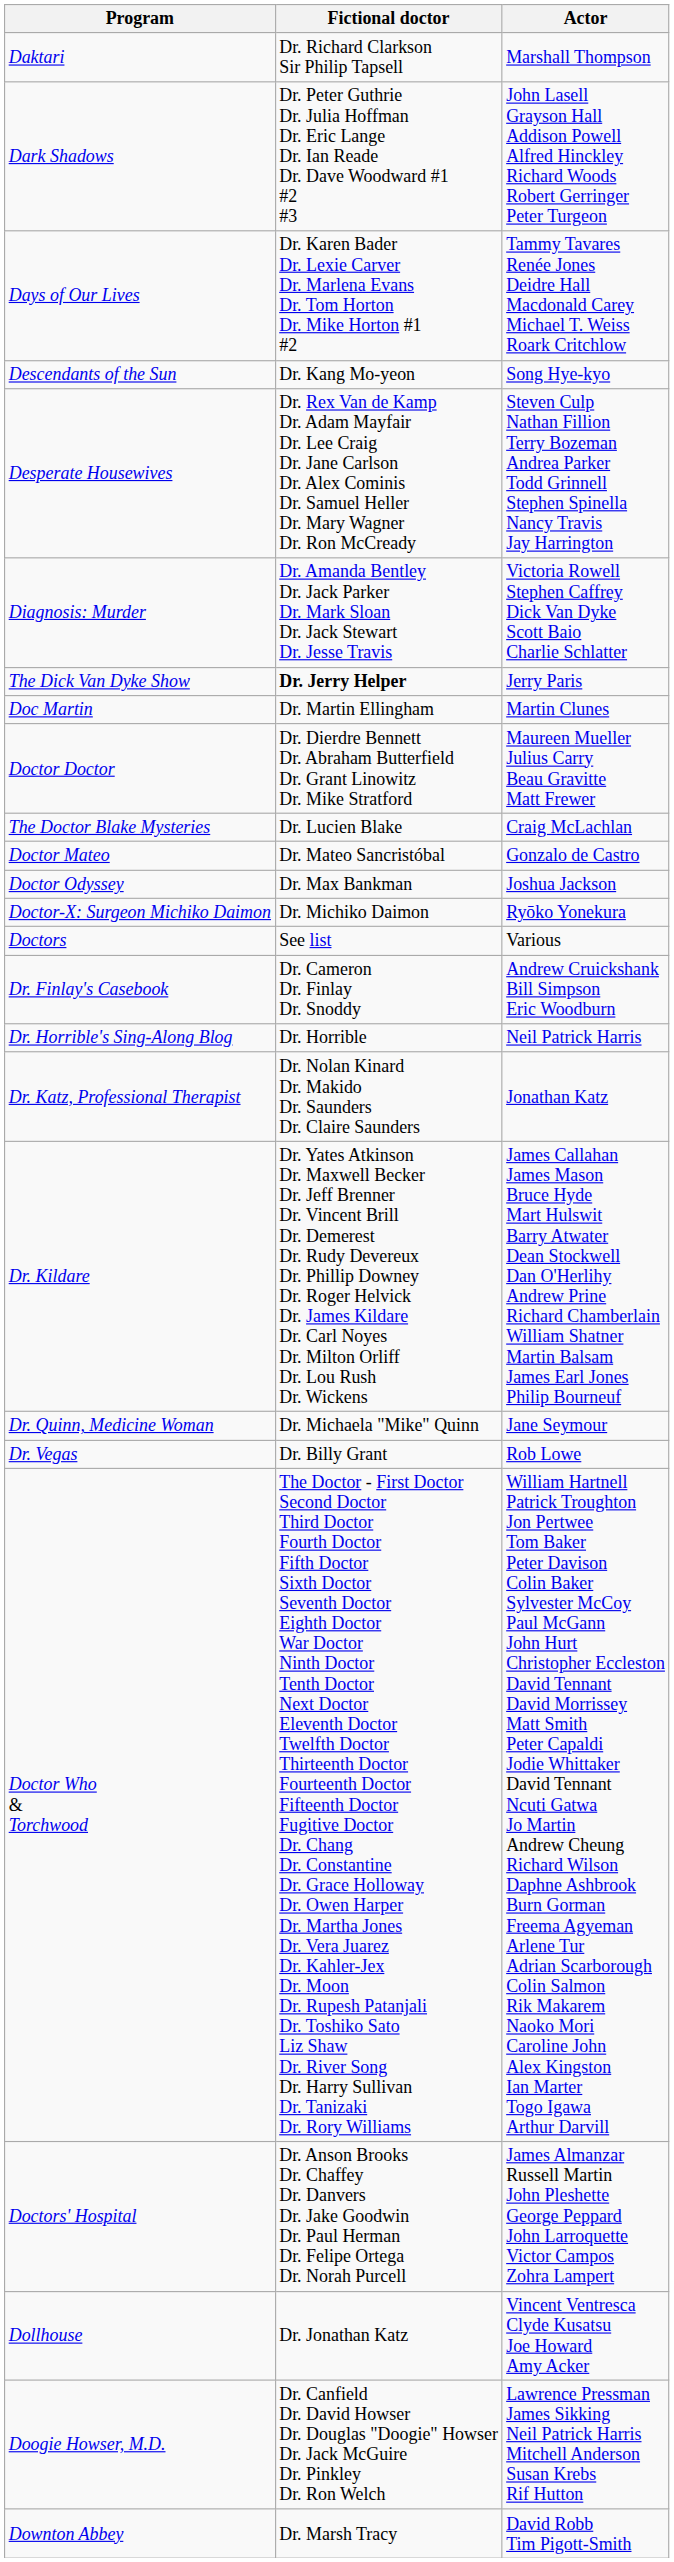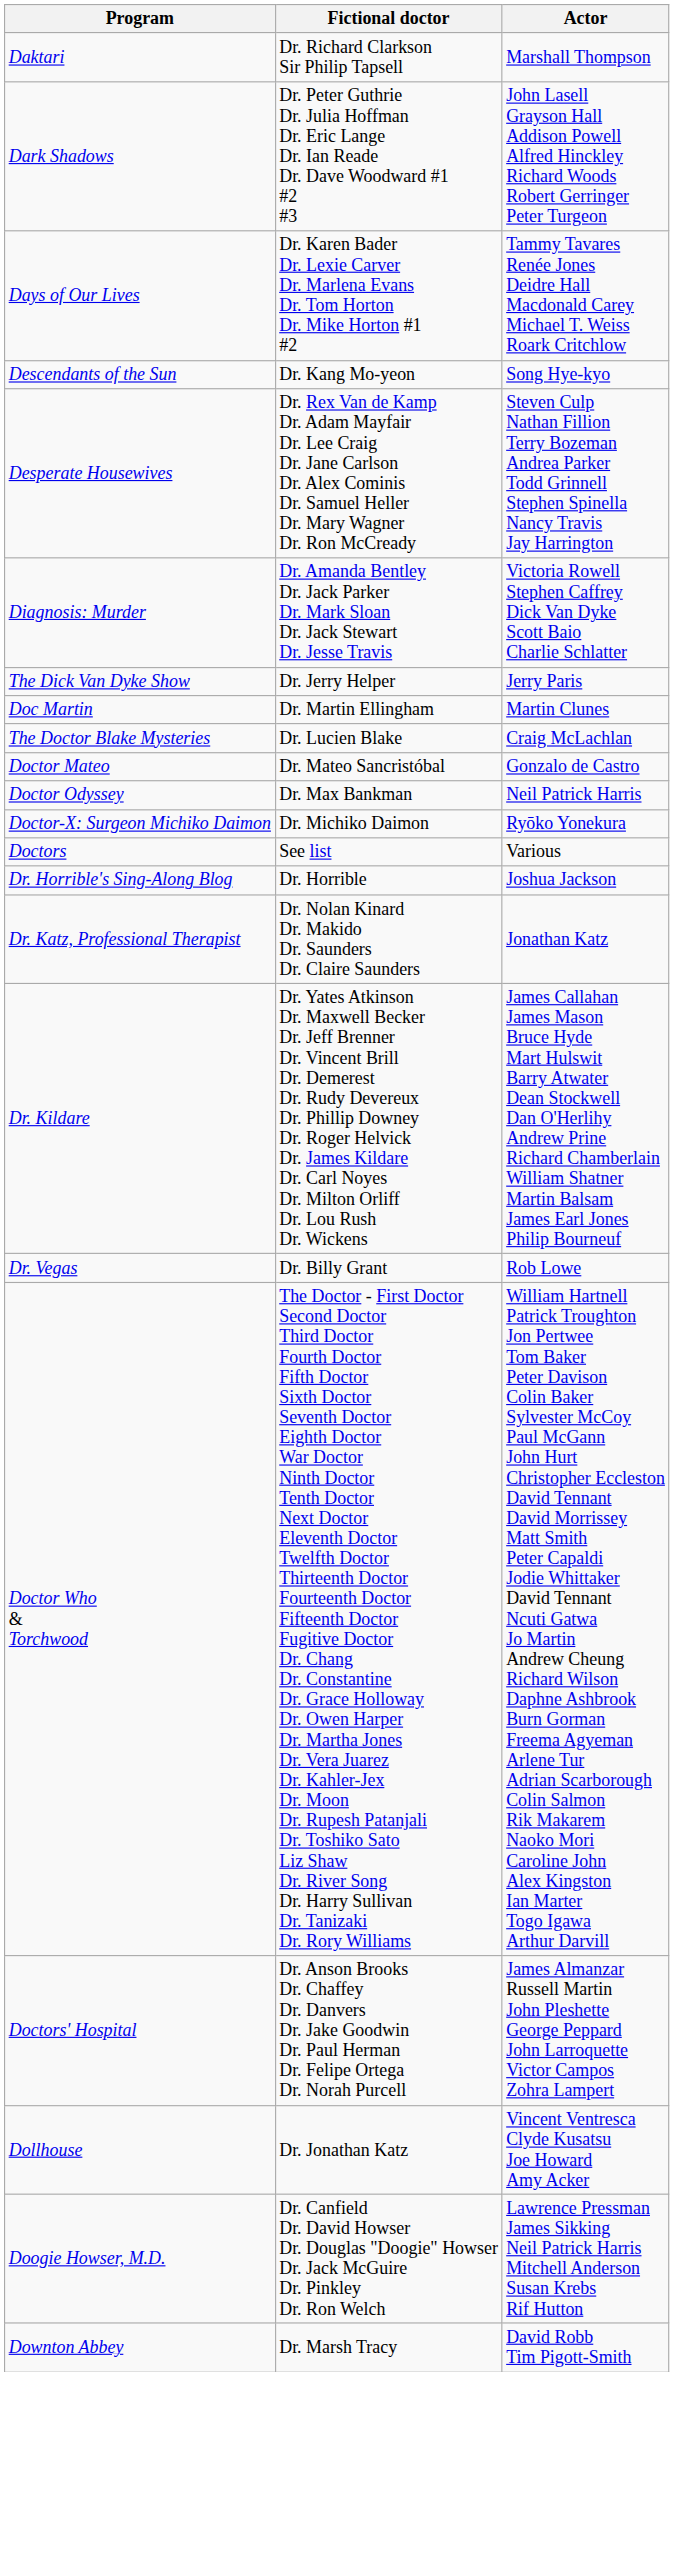(343, 681) bold -> (337, 681) normal
- row: (62, 768)
(561, 883) Joshua Jackson -> (574, 795) Neil Patrick Harris
- row: (89, 989)
(574, 1037) Neil Patrick Harris -> (561, 880) Joshua Jackson
- row: (111, 1425)
